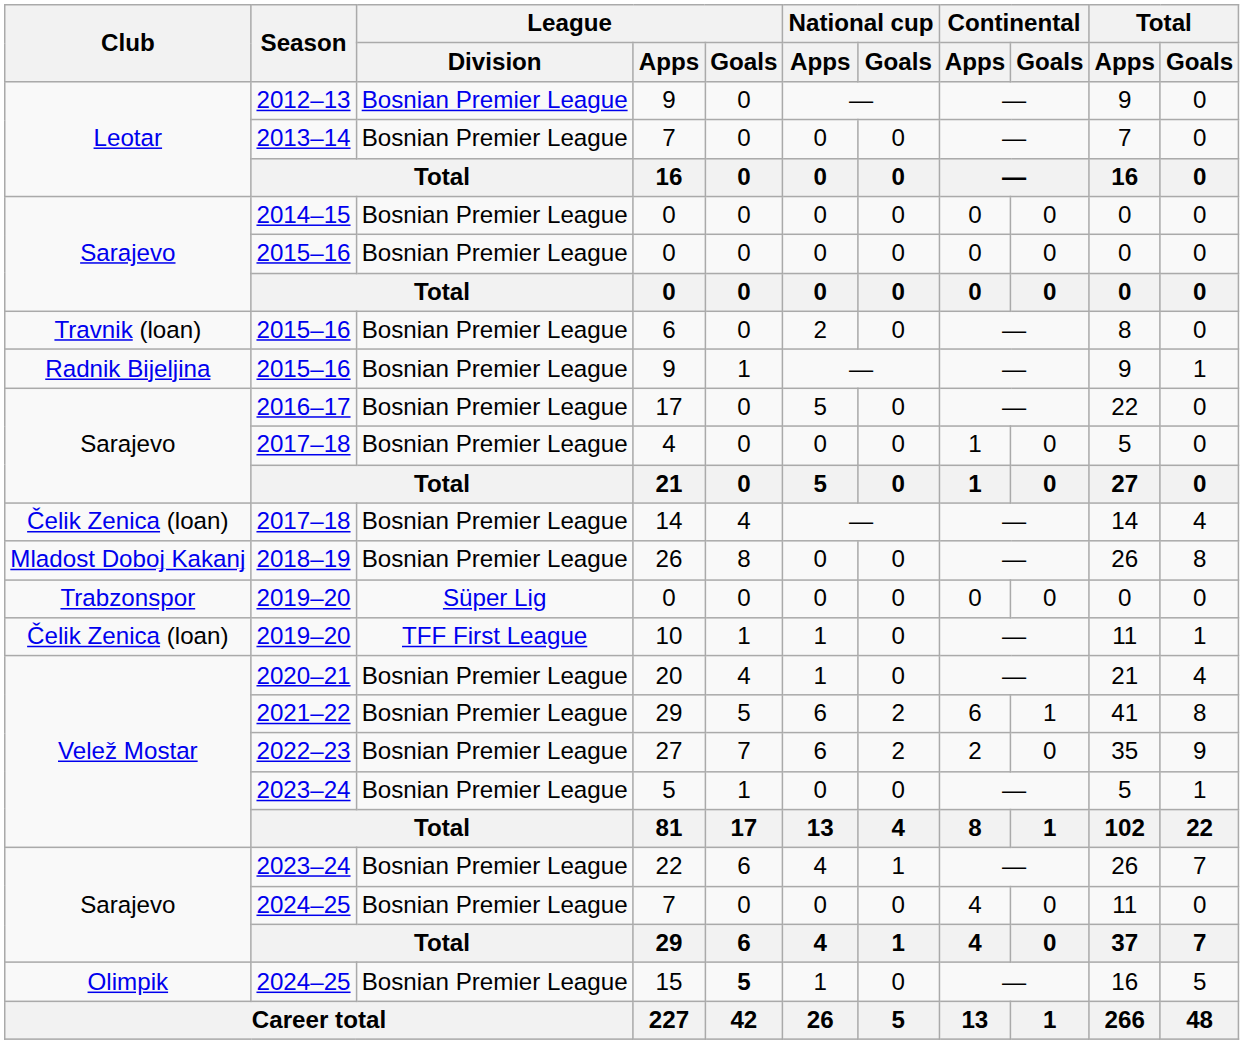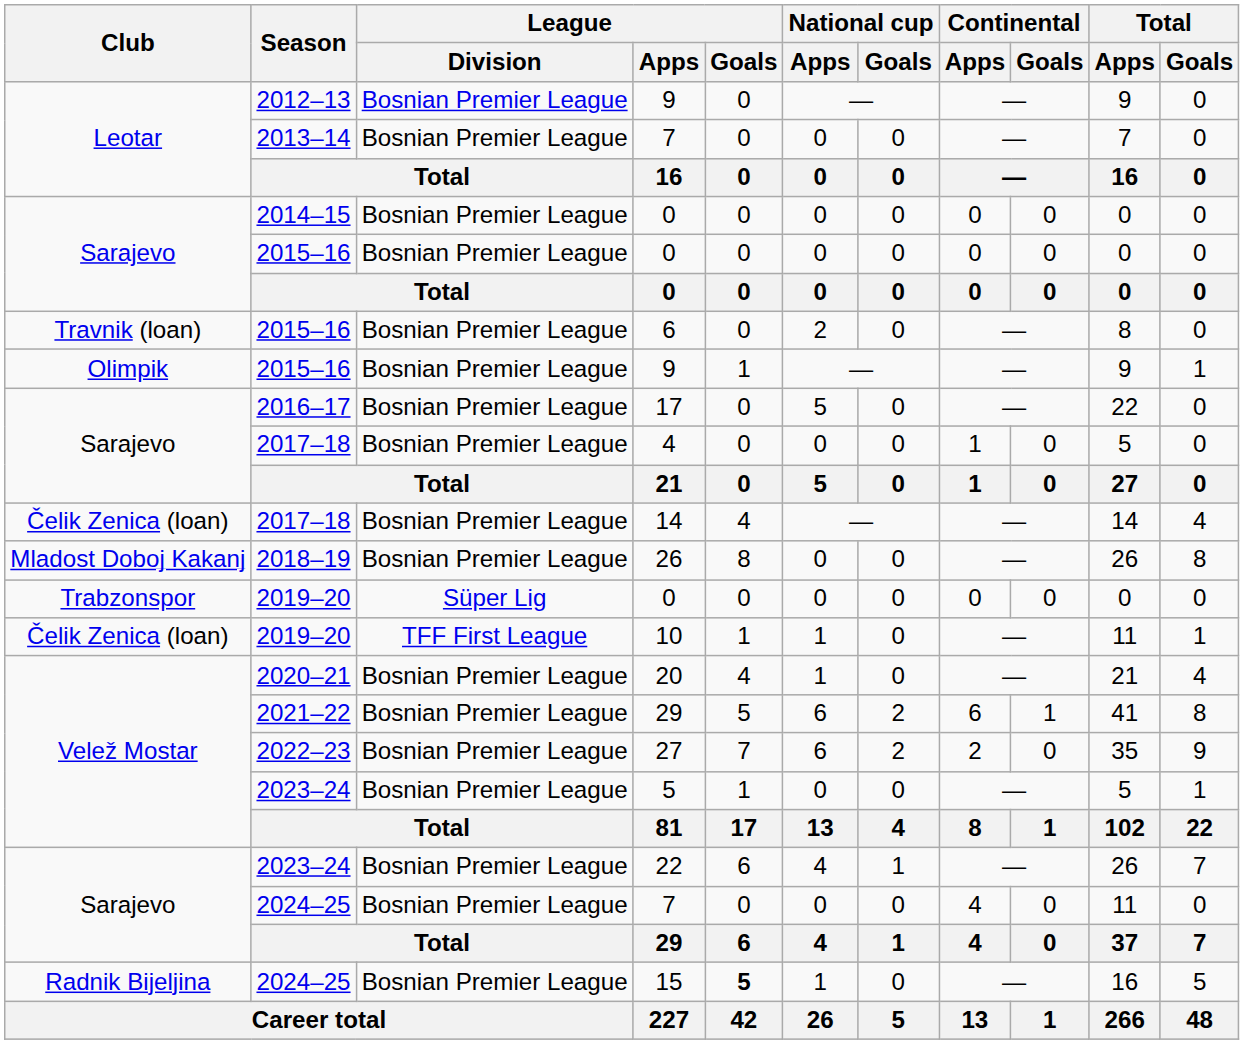(128, 368) Radnik Bijeljina -> (128, 368) Olimpik
(128, 981) Olimpik -> (128, 981) Radnik Bijeljina
